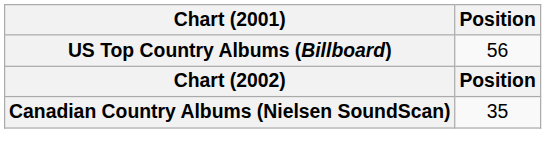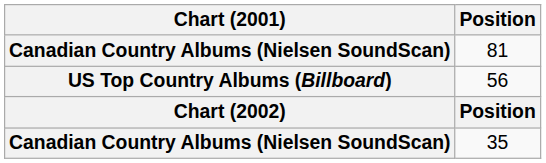+ row: (498, 50)
